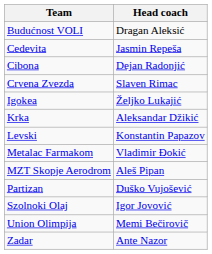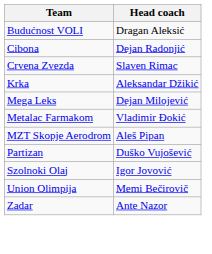- row: (27, 48)
- row: (22, 100)
- row: (22, 135)
+ row: (32, 100)
